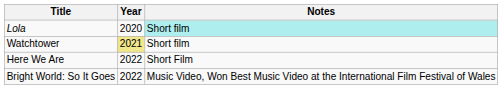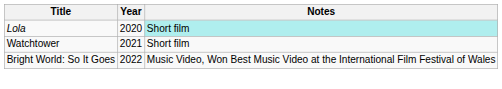(131, 44) khaki background -> (131, 44) no background
- row: (35, 60)
